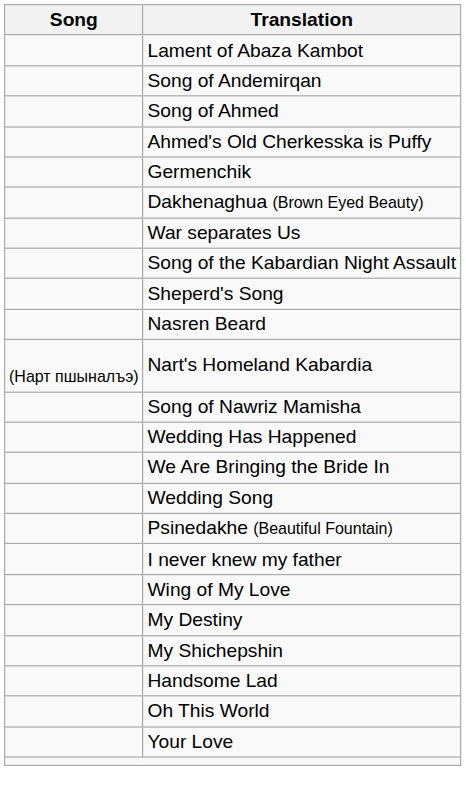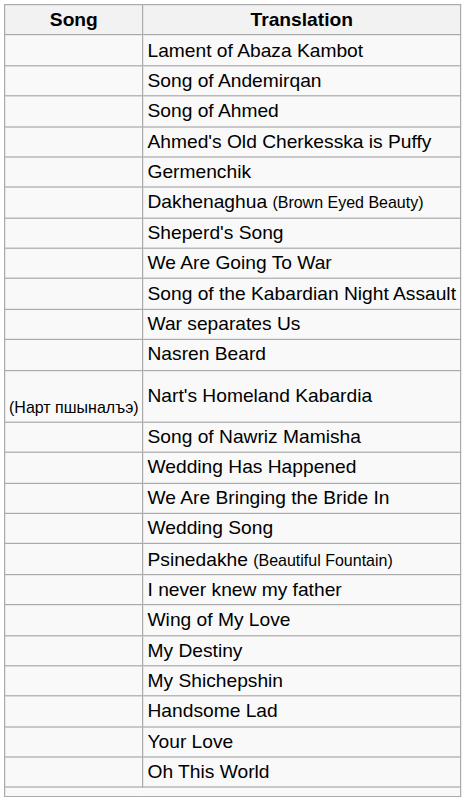rows swapped: (224, 232) <-> (216, 293)
+ row: (240, 263)
rows swapped: (208, 711) <-> (190, 741)
